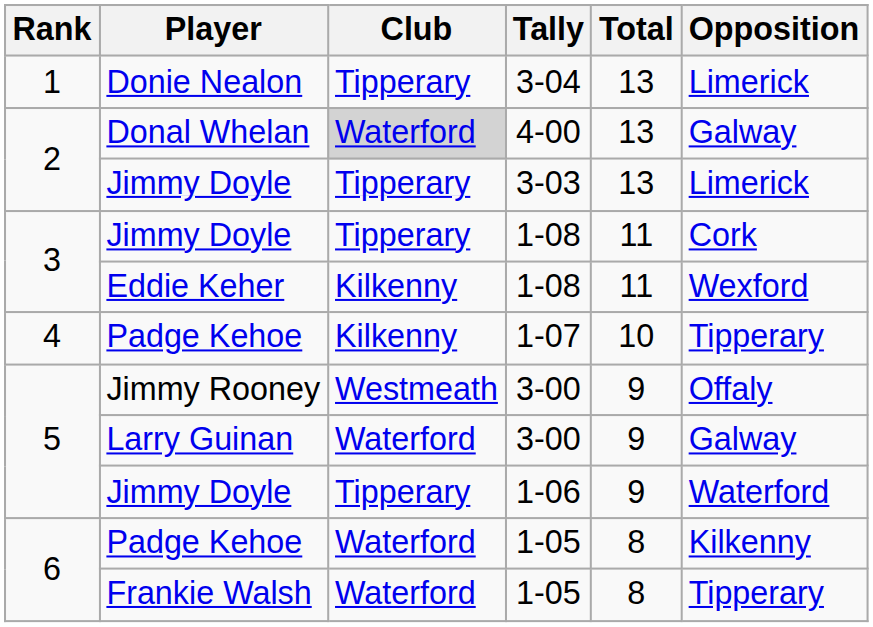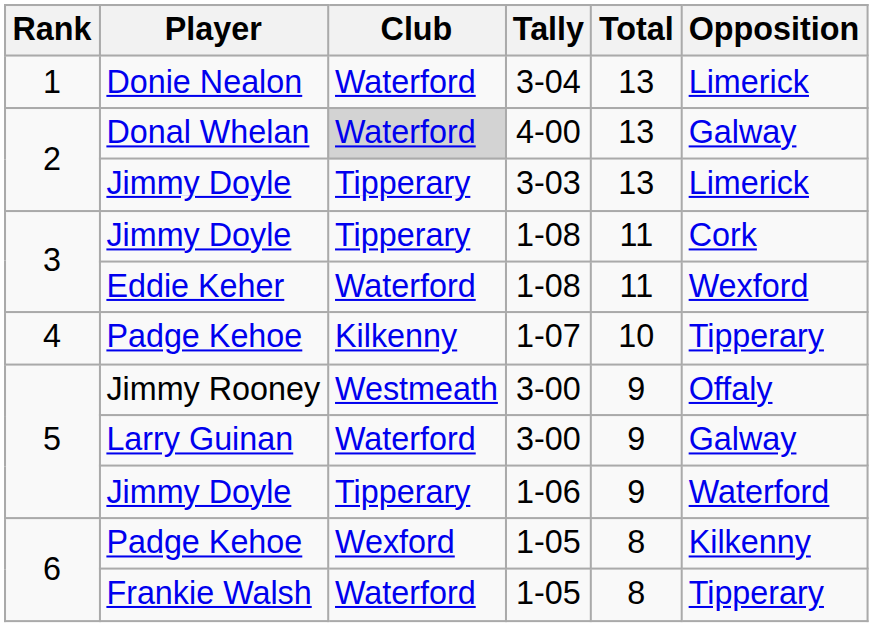(403, 81) Tipperary -> (405, 81) Waterford
(396, 286) Kilkenny -> (405, 286) Waterford
(405, 542) Waterford -> (395, 542) Wexford
